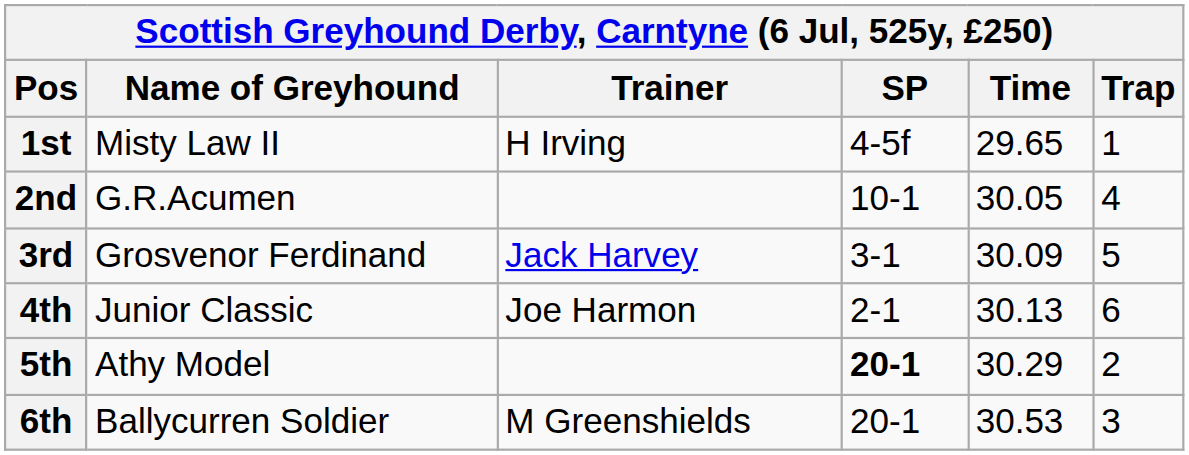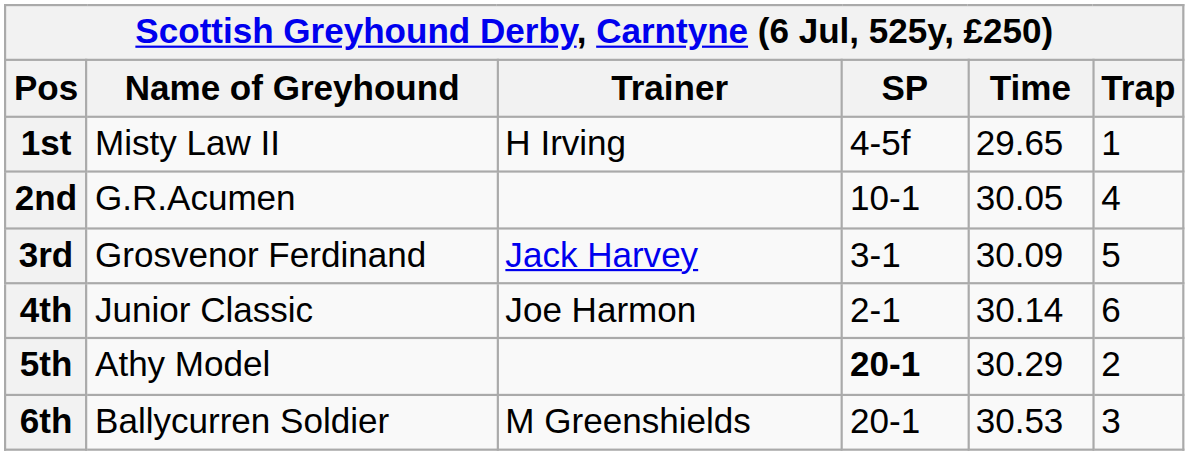(1020, 310) 30.13 -> (1020, 310) 30.14
